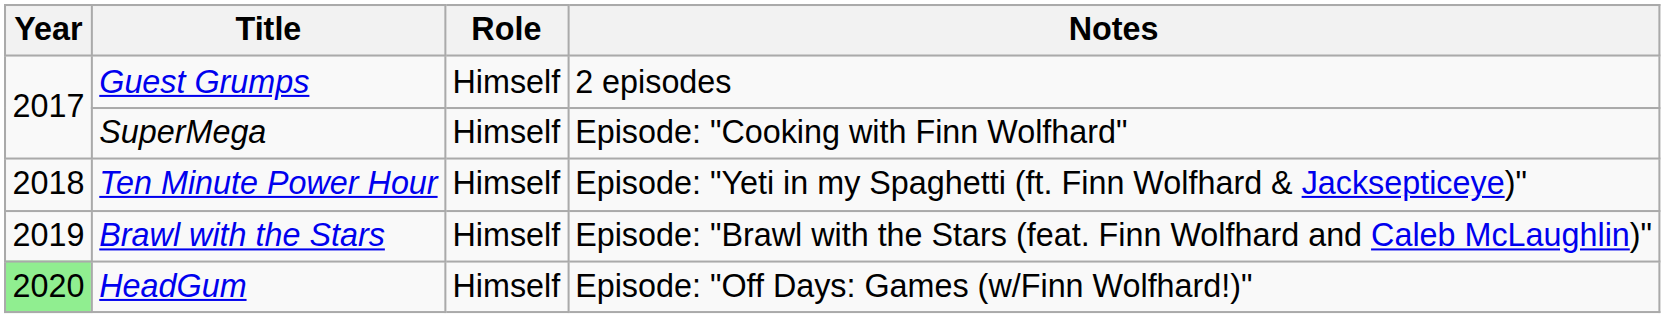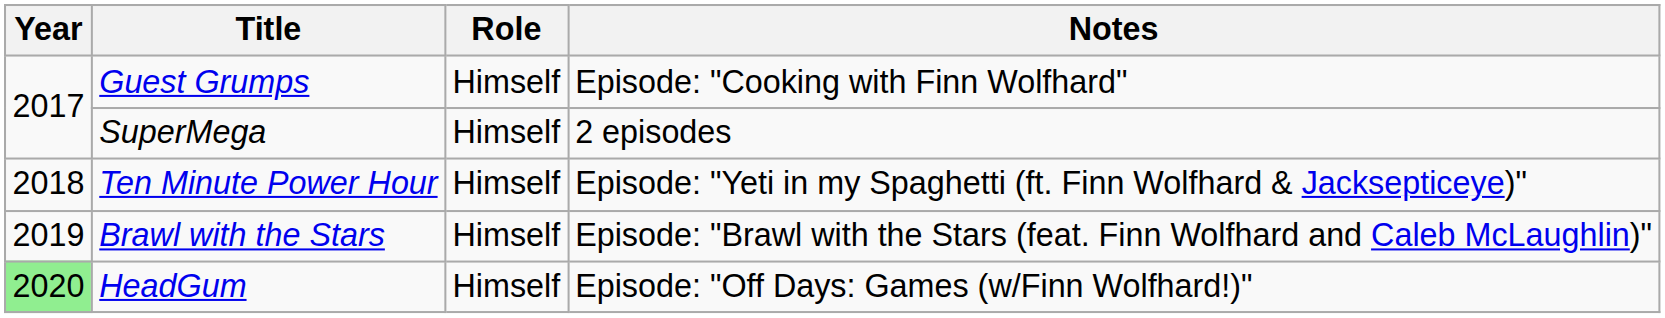(653, 81) 2 episodes -> (851, 81) Episode: "Cooking with Finn Wolfhard"
(851, 132) Episode: "Cooking with Finn Wolfhard" -> (653, 132) 2 episodes
